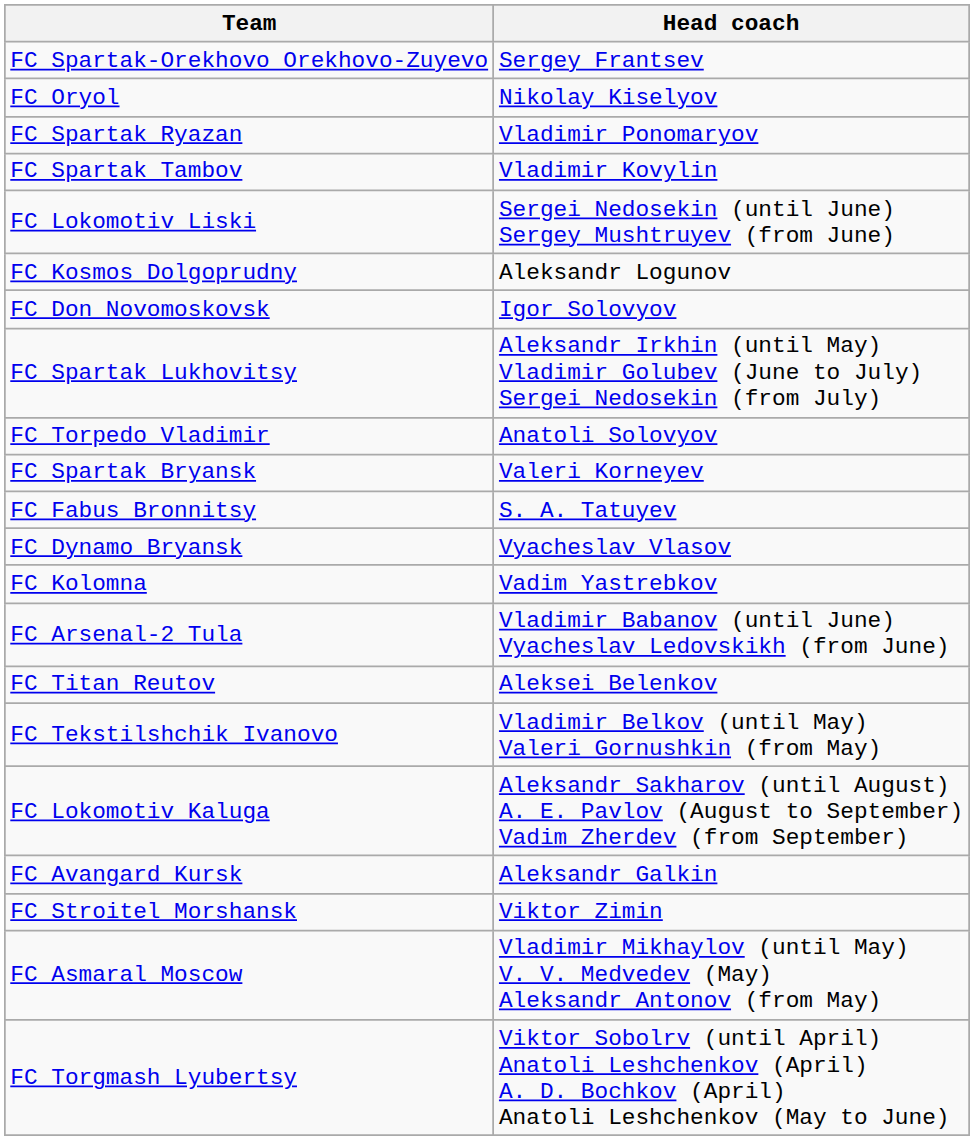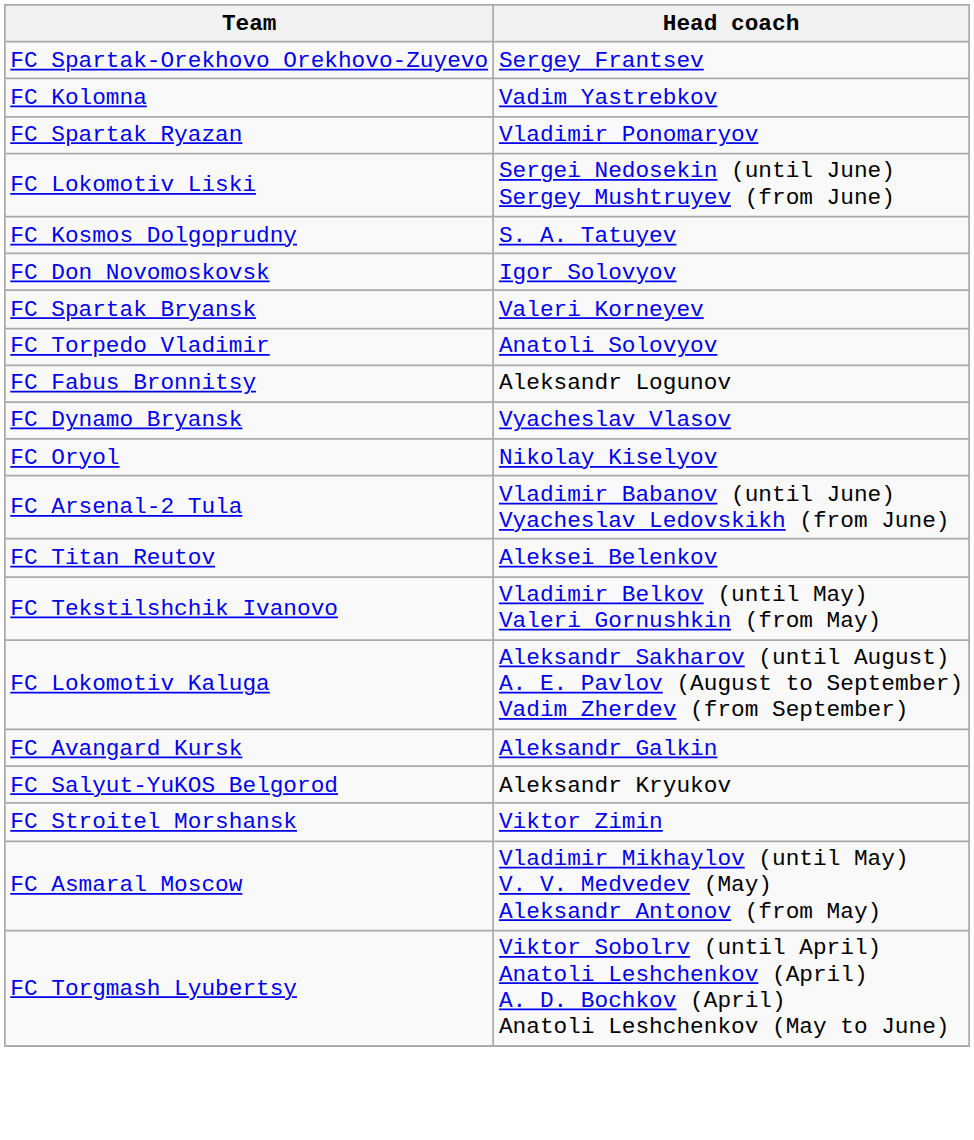rows swapped: (65, 98) <-> (79, 584)
- row: (126, 172)
(615, 272) Aleksandr Logunov -> (588, 235) S. A. Tatuyev
- row: (154, 373)
rows swapped: (133, 473) <-> (140, 436)
(588, 510) S. A. Tatuyev -> (615, 383) Aleksandr Logunov
+ row: (174, 785)
